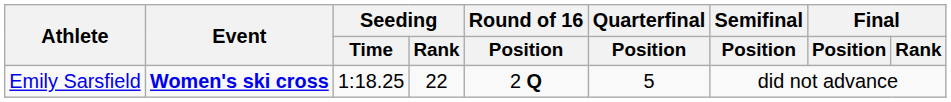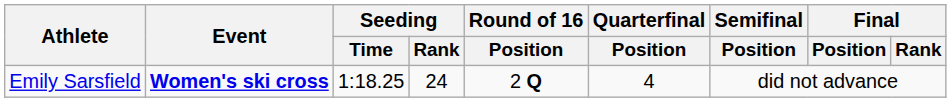(436, 82) 22 -> (436, 82) 24
(649, 82) 5 -> (649, 82) 4
